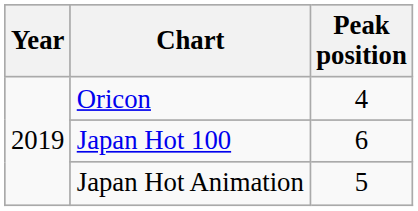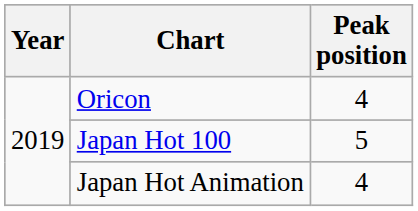(361, 140) 6 -> (361, 140) 5
(361, 182) 5 -> (361, 182) 4
